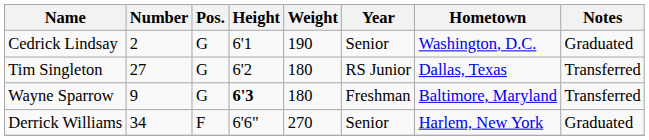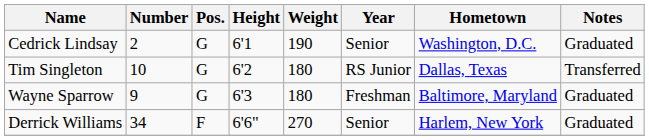(138, 69) 27 -> (138, 69) 10
(243, 95) bold -> (242, 95) normal
(603, 95) Transferred -> (599, 95) Graduated
